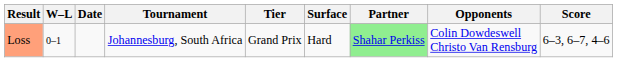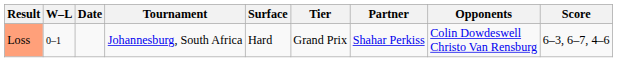columns swapped: (275, 14) <-> (327, 14)
(389, 40) lightgreen background -> (389, 40) no background
